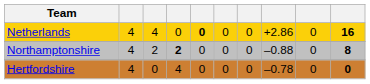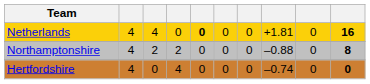(279, 32) +2.86 -> (279, 32) +1.81
(178, 50) bold -> (178, 50) normal
(279, 69) –0.78 -> (279, 69) –0.74
